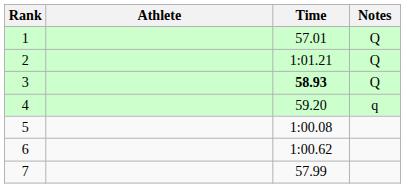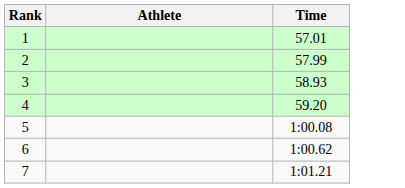- column: (375, 15)
(311, 60) 1:01.21 -> (311, 60) 57.99
(311, 82) bold -> (311, 82) normal
(311, 171) 57.99 -> (311, 171) 1:01.21
